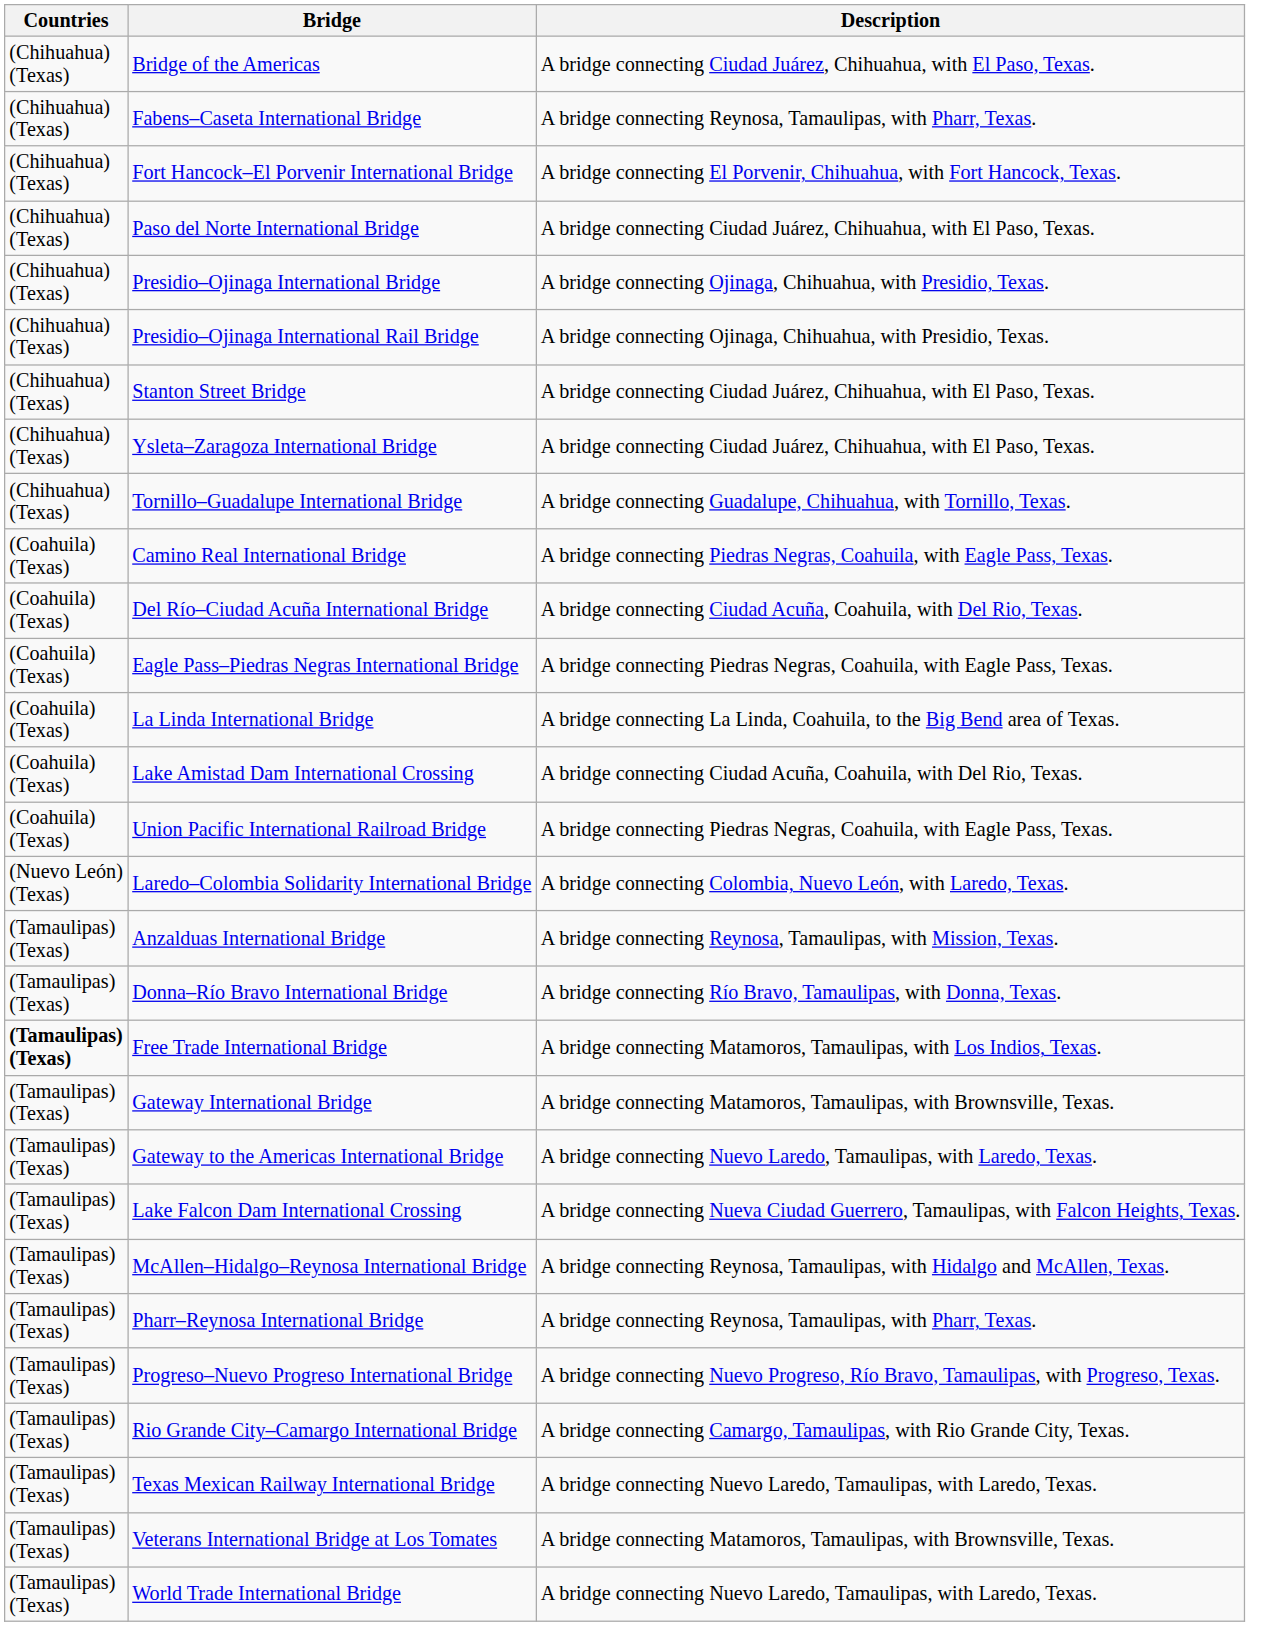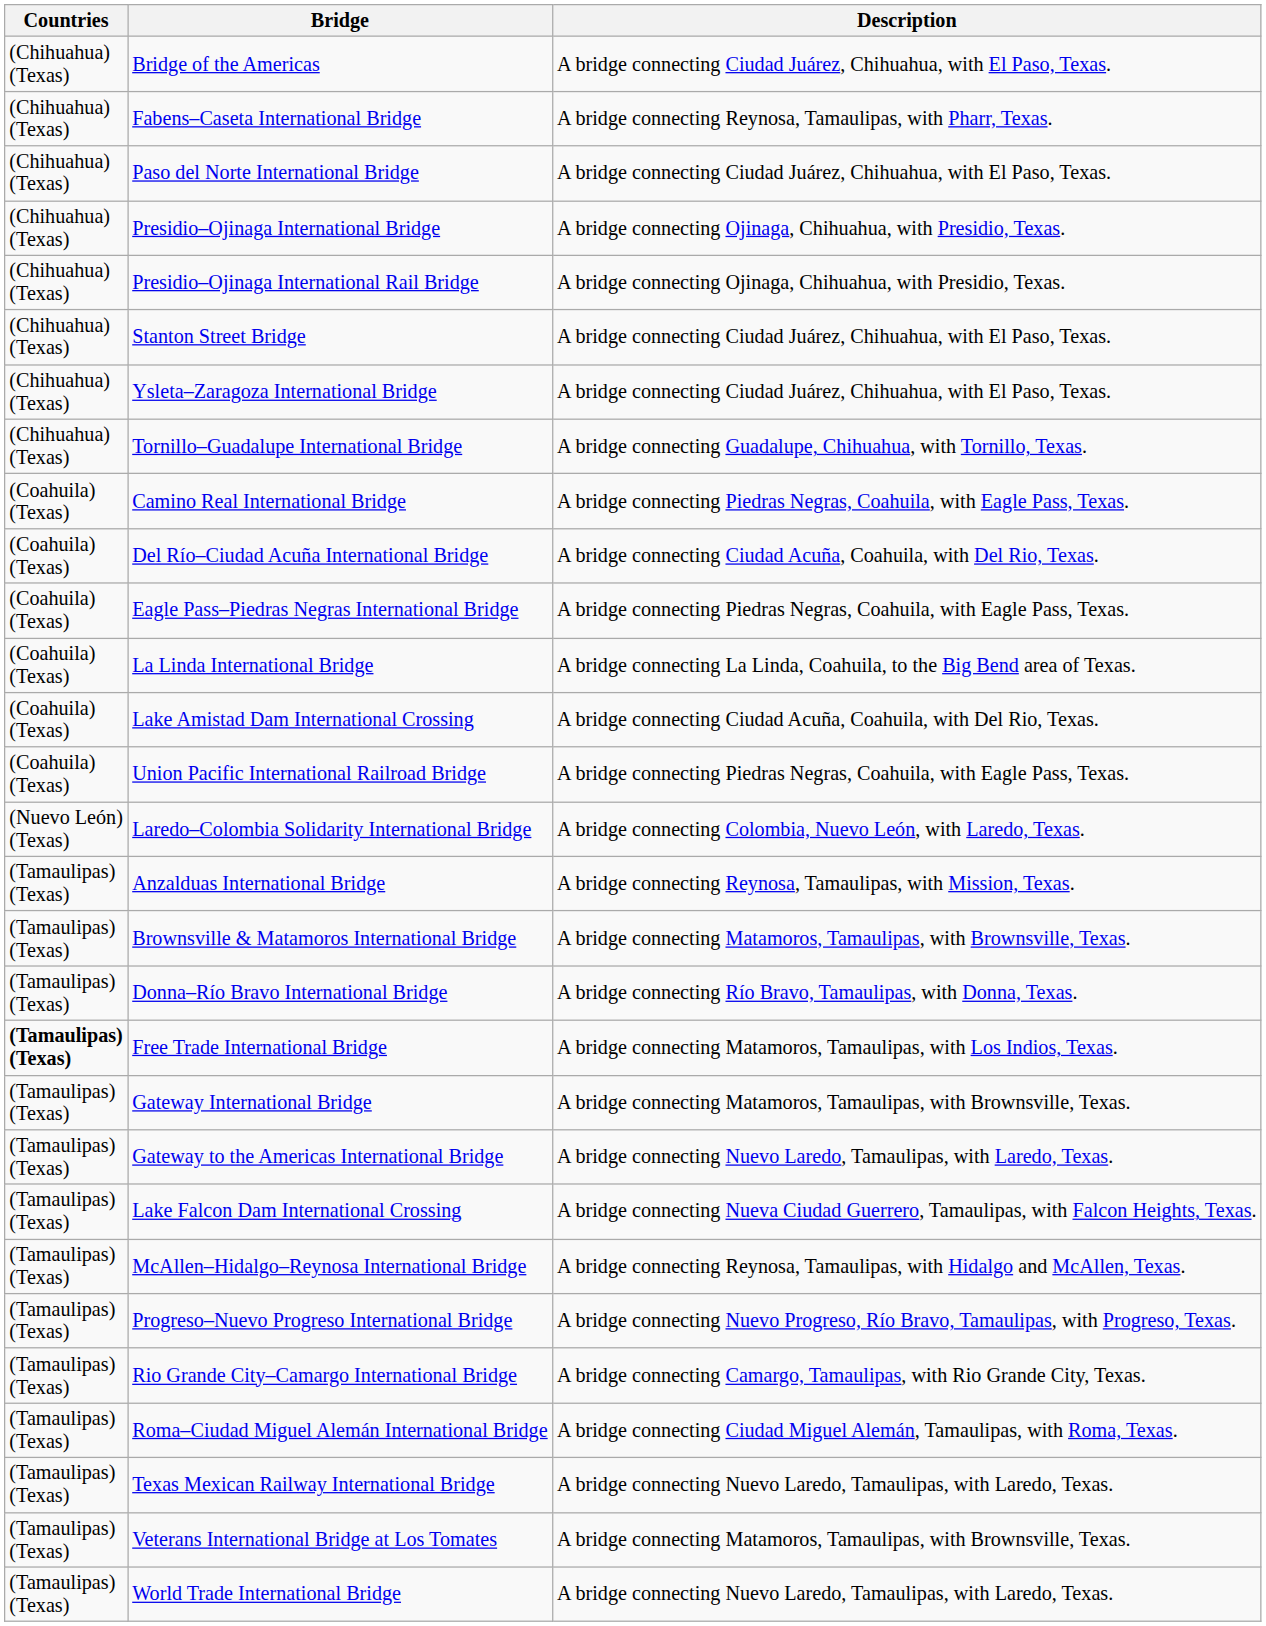- row: (323, 173)
+ row: (324, 938)
- row: (278, 1320)
+ row: (340, 1430)
